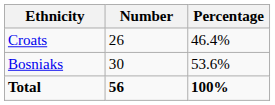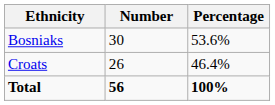rows swapped: (36, 64) <-> (28, 40)
